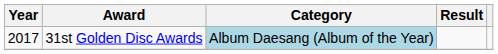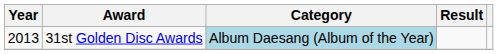(23, 37) 2017 -> (23, 37) 2013
